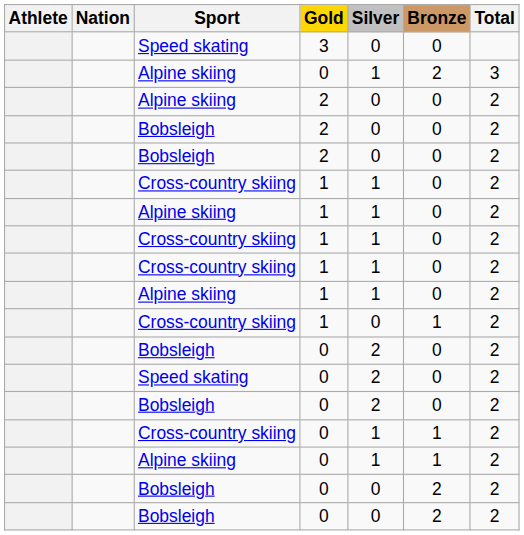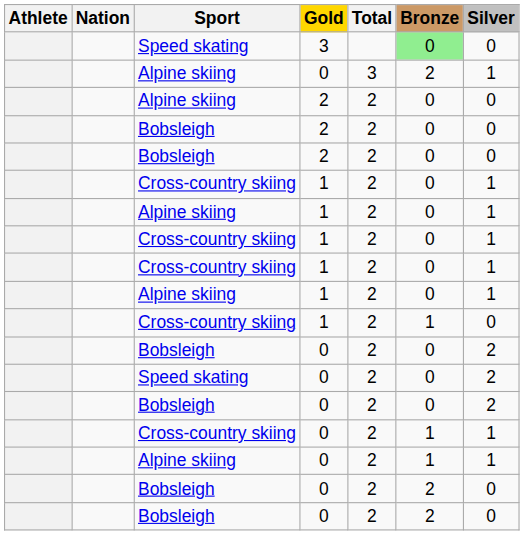columns swapped: (376, 18) <-> (495, 18)
(437, 45) no background -> (430, 45) lightgreen background
